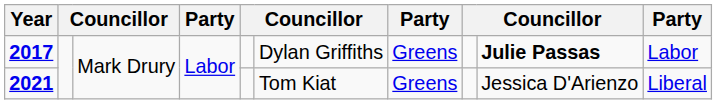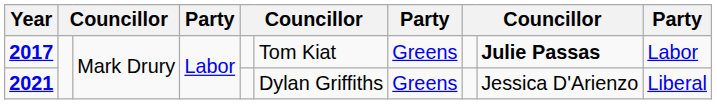(321, 51) Dylan Griffiths -> (298, 51) Tom Kiat
(298, 83) Tom Kiat -> (321, 83) Dylan Griffiths
